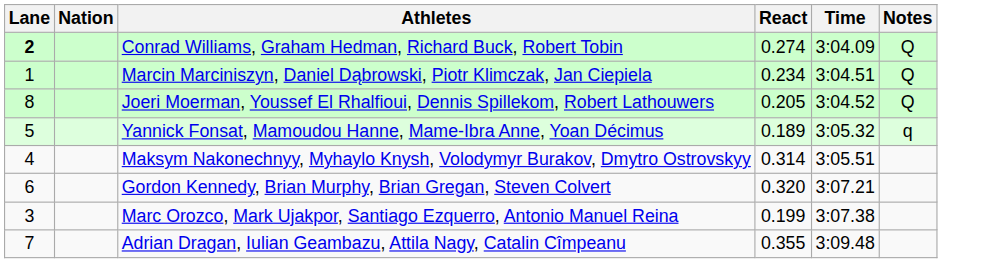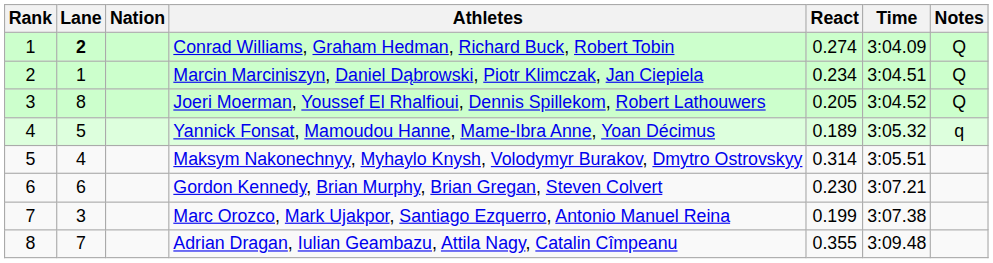+ column: (30, 18)
(783, 187) 0.320 -> (835, 187) 0.230
